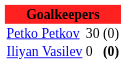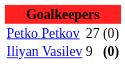(93, 33) 30 -> (93, 33) 27
(89, 52) 0 -> (89, 52) 9
